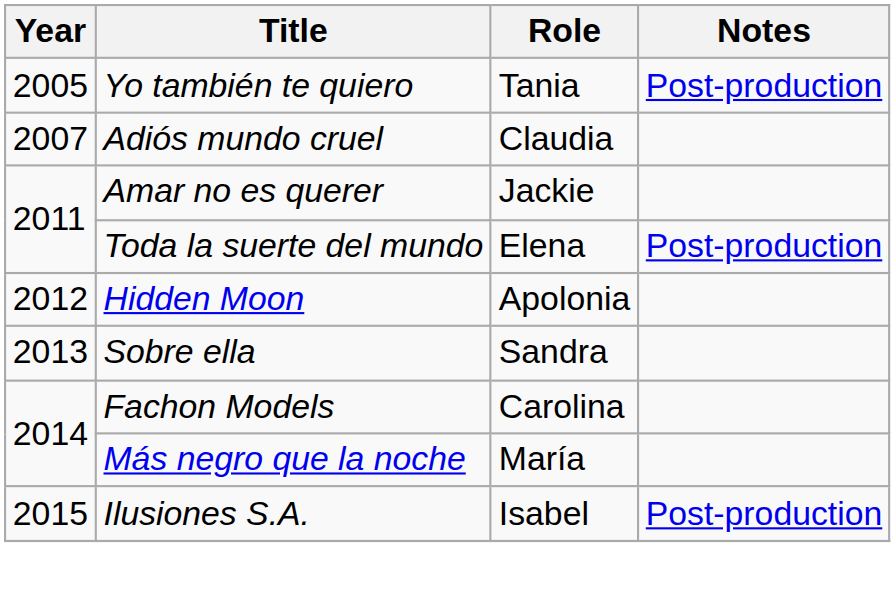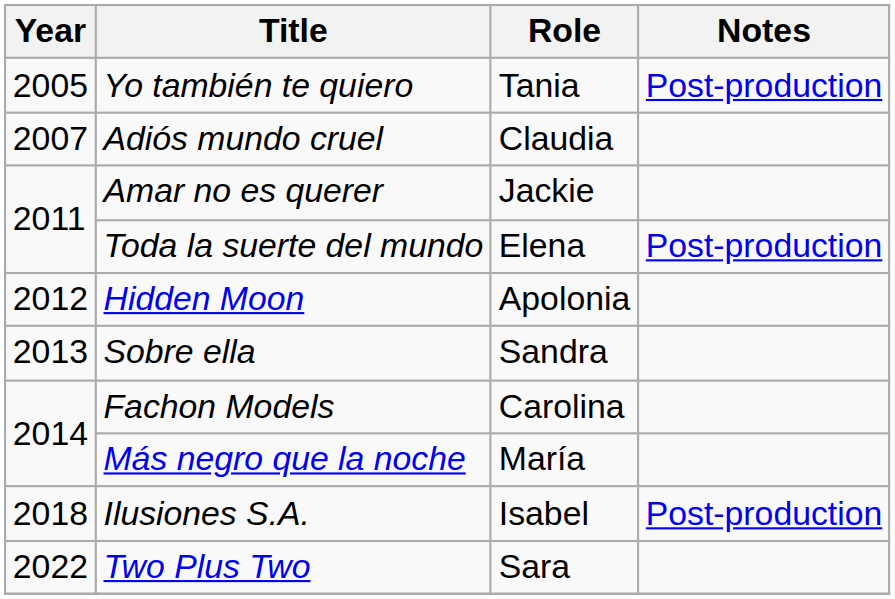(50, 513) 2015 -> (50, 513) 2018
+ row: (207, 566)
